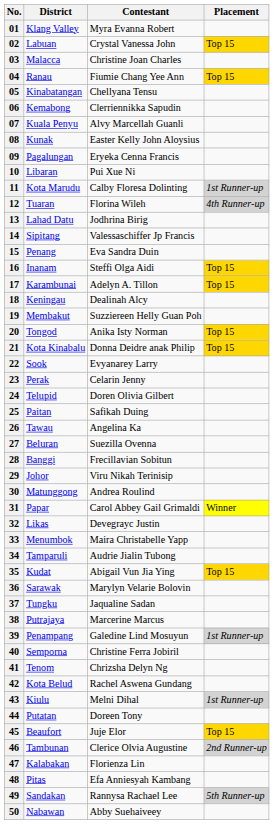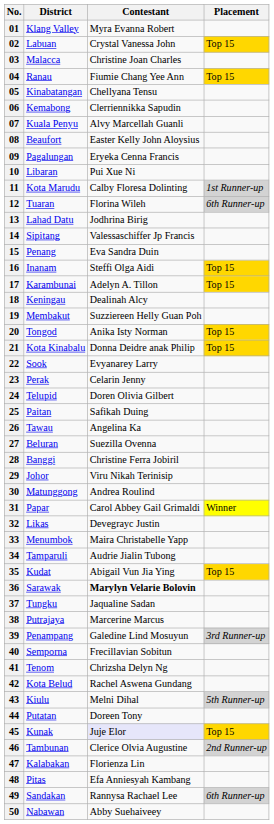(40, 140) Kunak -> (44, 140) Beaufort
(235, 204) 4th Runner-up -> (235, 204) 6th Runner-up
(131, 460) Frecillavian Sobitun -> (134, 460) Christine Ferra Jobiril
(140, 587) normal -> (143, 587) bold
(235, 635) 1st Runner-up -> (236, 635) 3rd Runner-up
(134, 651) Christine Ferra Jobiril -> (131, 651) Frecillavian Sobitun
(235, 699) 1st Runner-up -> (235, 699) 5th Runner-up
(44, 731) Beaufort -> (40, 731) Kunak
(108, 731) no background -> (108, 731) lavender background
(235, 795) 5th Runner-up -> (235, 795) 6th Runner-up
